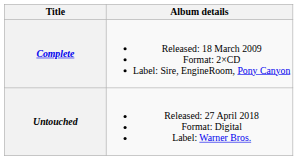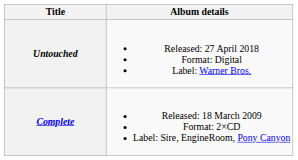rows swapped: (55, 53) <-> (55, 121)
